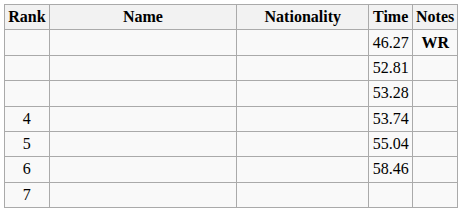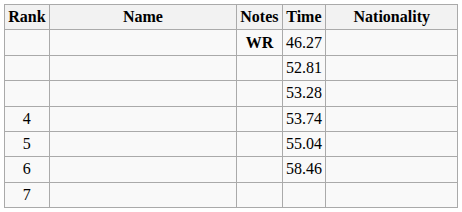columns swapped: (303, 17) <-> (435, 17)
